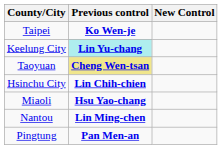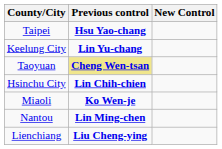(110, 30) Ko Wen-je -> (110, 30) Hsu Yao-chang
(110, 48) paleturquoise background -> (110, 48) no background
(110, 100) Hsu Yao-chang -> (110, 100) Ko Wen-je
- row: (36, 135)
+ row: (36, 135)
